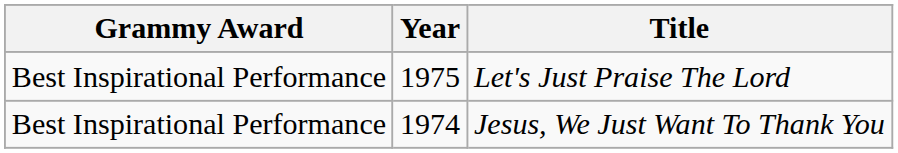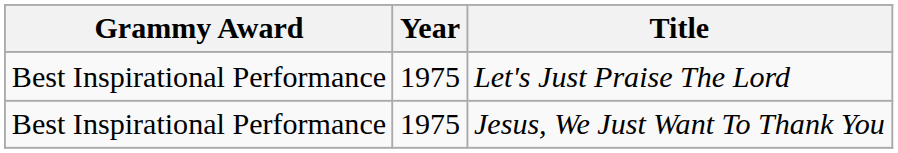(430, 123) 1974 -> (430, 123) 1975
